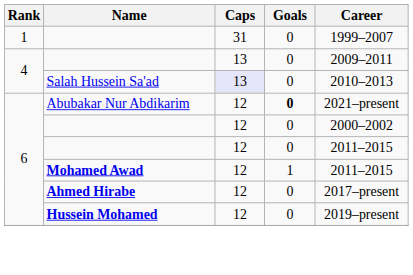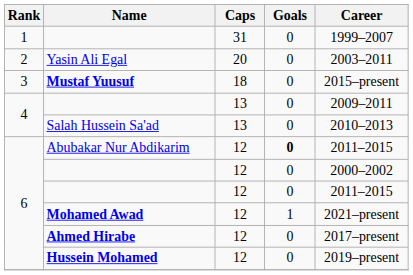+ row: (24, 59)
+ row: (24, 81)
(240, 81) lavender background -> (240, 125) no background
(362, 103) 2021–present -> (362, 147) 2011–2015
(362, 170) 2011–2015 -> (362, 214) 2021–present
